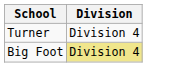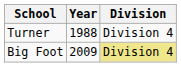+ column: (83, 14)
